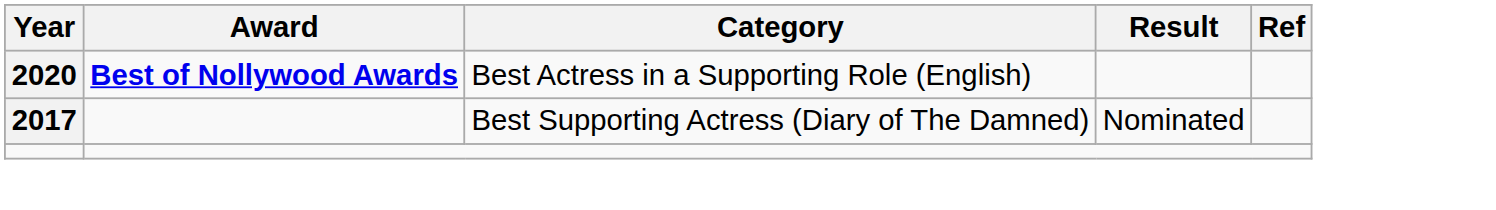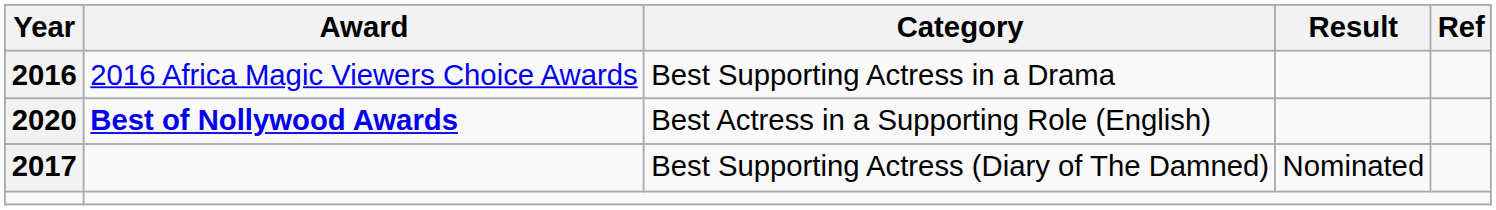+ row: (883, 74)
